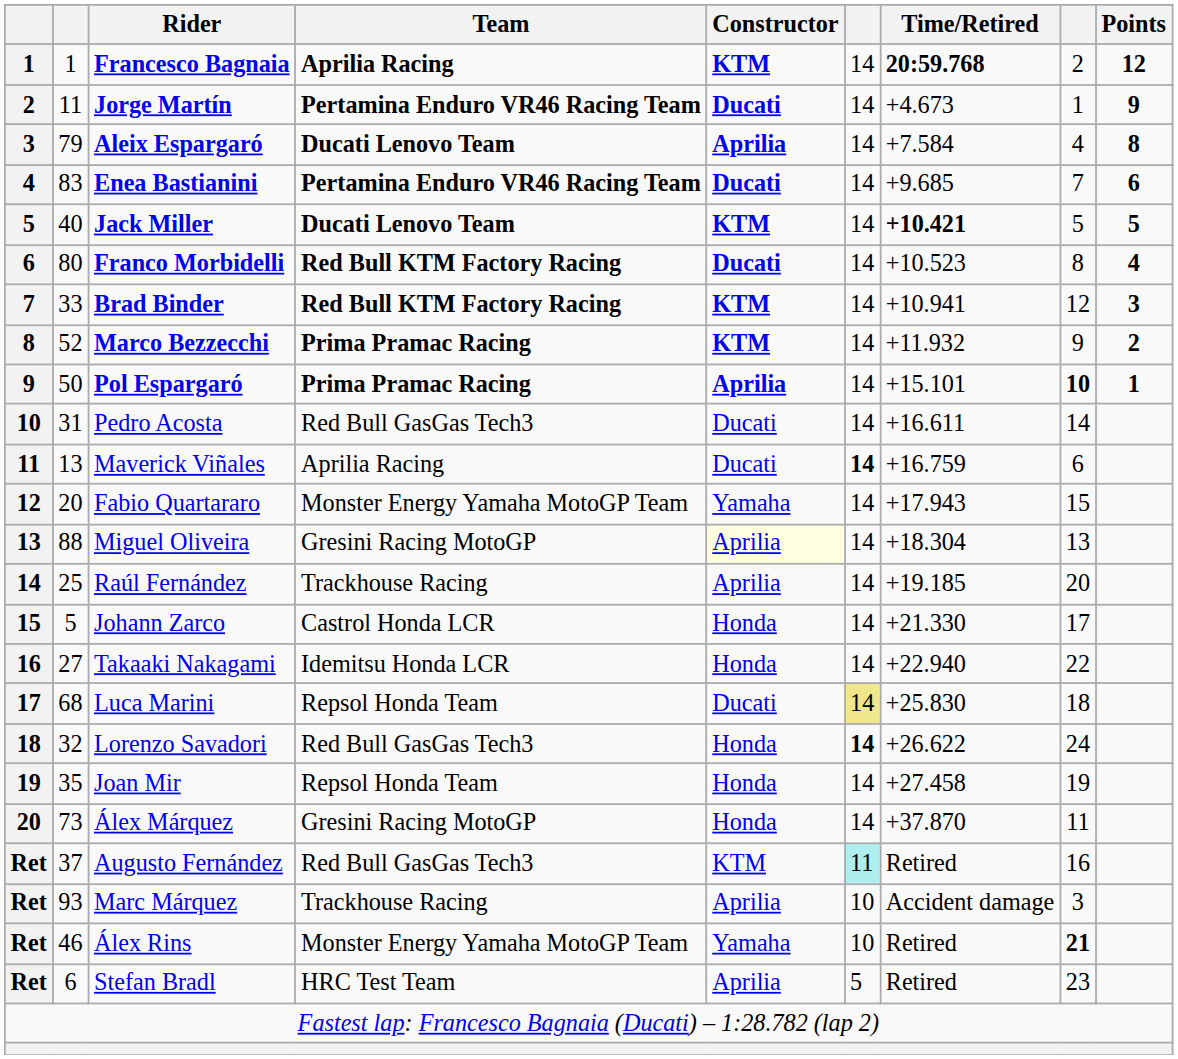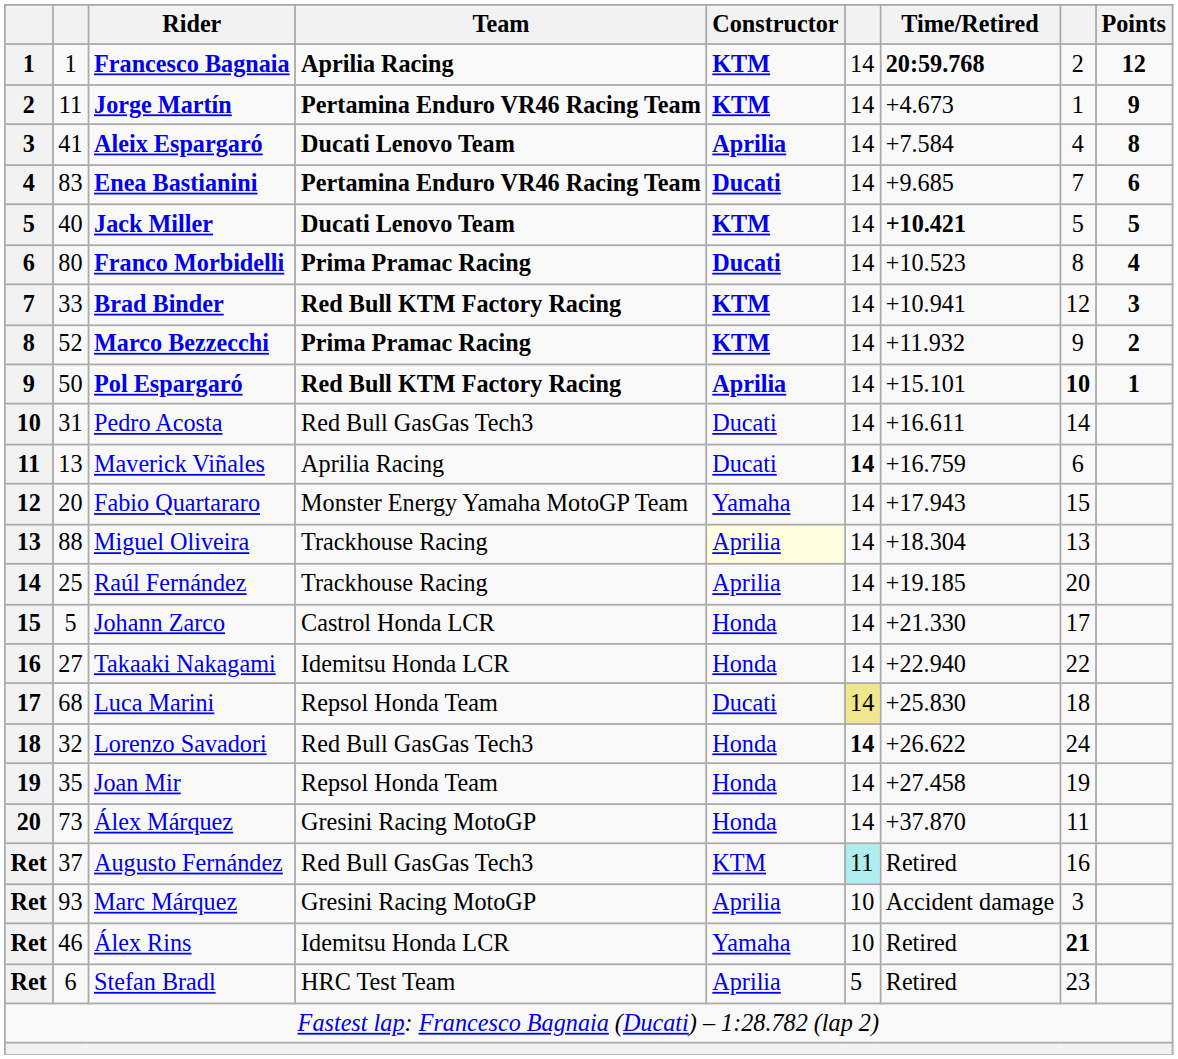(747, 103) Ducati -> (741, 103) KTM
(70, 143) 79 -> (70, 143) 41
(461, 263) Red Bull KTM Factory Racing -> (416, 263) Prima Pramac Racing
(416, 383) Prima Pramac Racing -> (461, 383) Red Bull KTM Factory Racing
(419, 543) Gresini Racing MotoGP -> (394, 543) Trackhouse Racing
(394, 902) Trackhouse Racing -> (419, 902) Gresini Racing MotoGP
(495, 942) Monster Energy Yamaha MotoGP Team -> (405, 942) Idemitsu Honda LCR
